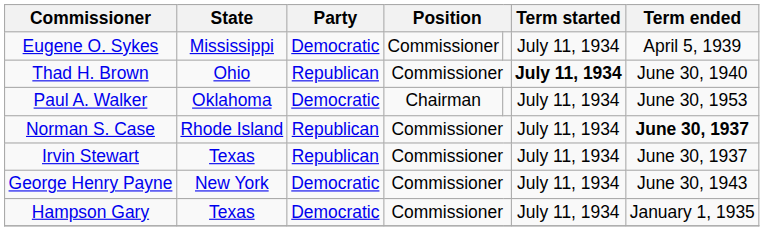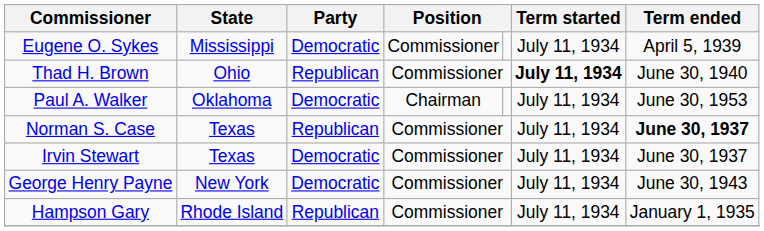(232, 128) Rhode Island -> (232, 128) Texas
(335, 156) Republican -> (335, 156) Democratic
(232, 211) Texas -> (232, 211) Rhode Island
(335, 211) Democratic -> (335, 211) Republican
